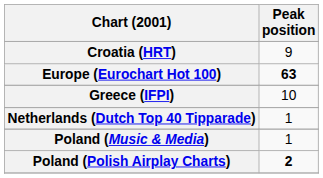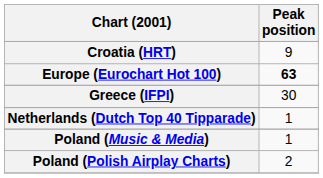(289, 96) 10 -> (289, 96) 30
(289, 161) bold -> (289, 161) normal
